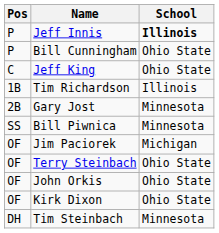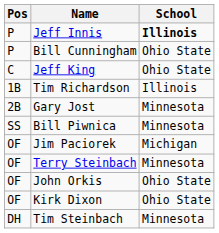(176, 163) Ohio State -> (173, 163) Minnesota
